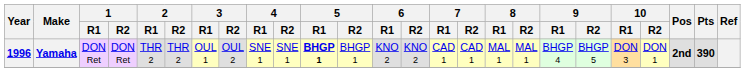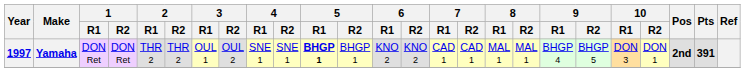(19, 53) 1996 -> (19, 53) 1997
(706, 53) 390 -> (706, 53) 391
